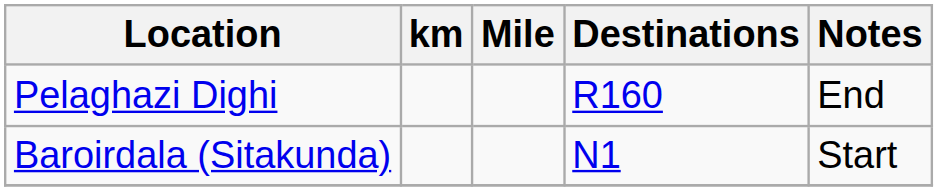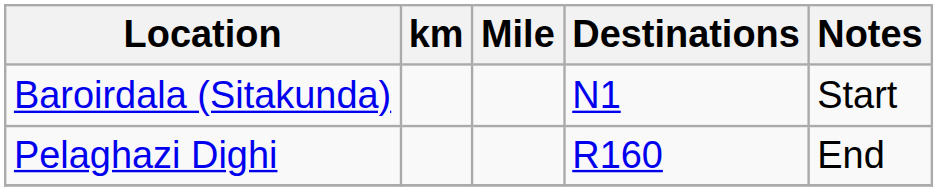rows swapped: (203, 154) <-> (146, 94)
